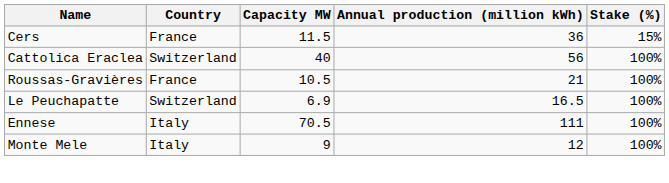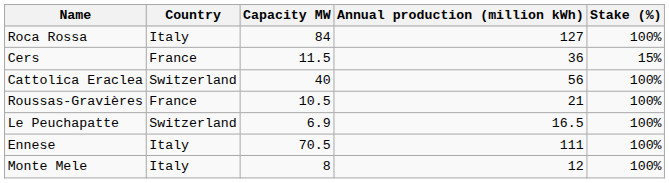+ row: (47, 37)
(327, 145) 9 -> (327, 167) 8
